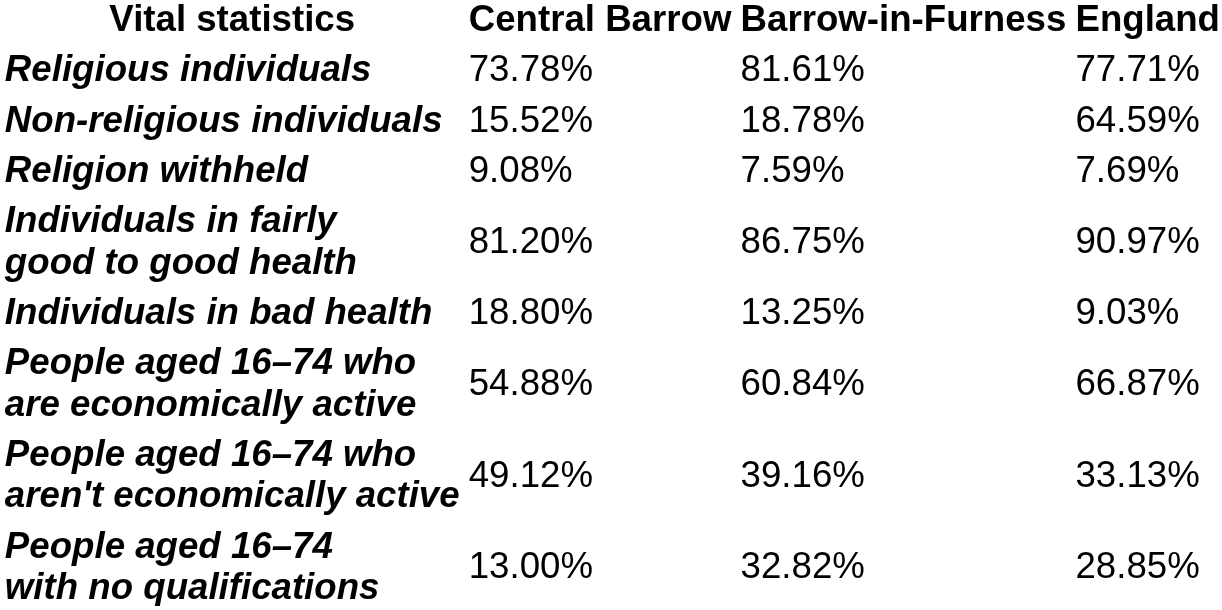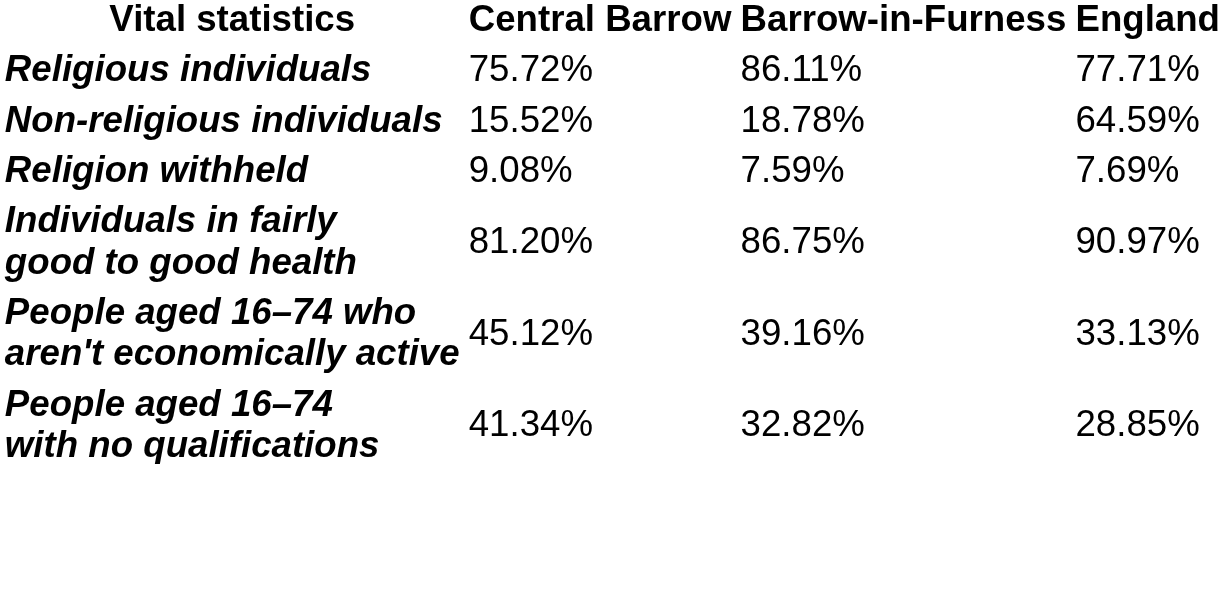(531, 69) 73.78% -> (531, 69) 75.72%
(803, 69) 81.61% -> (801, 69) 86.11%
- row: (219, 311)
- row: (211, 382)
(531, 474) 49.12% -> (531, 332) 45.12%
(531, 566) 13.00% -> (531, 424) 41.34%
